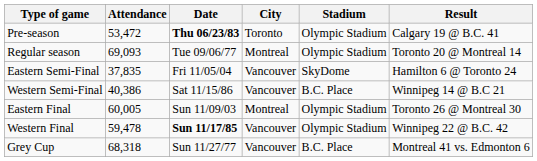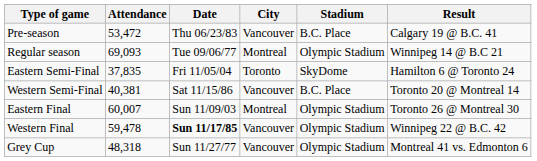(206, 33) bold -> (205, 33) normal
(264, 33) Toronto -> (268, 33) Vancouver
(344, 33) Olympic Stadium -> (325, 33) B.C. Place
(457, 52) Toronto 20 @ Montreal 14 -> (447, 52) Winnipeg 14 @ B.C 21
(270, 71) Vancouver -> (262, 71) Toronto
(125, 90) 40,386 -> (125, 90) 40,381
(449, 90) Winnipeg 14 @ B.C 21 -> (455, 90) Toronto 20 @ Montreal 14
(125, 109) 60,005 -> (125, 109) 60,007
(125, 147) 68,318 -> (125, 147) 48,318
(327, 147) B.C. Place -> (342, 147) Olympic Stadium
